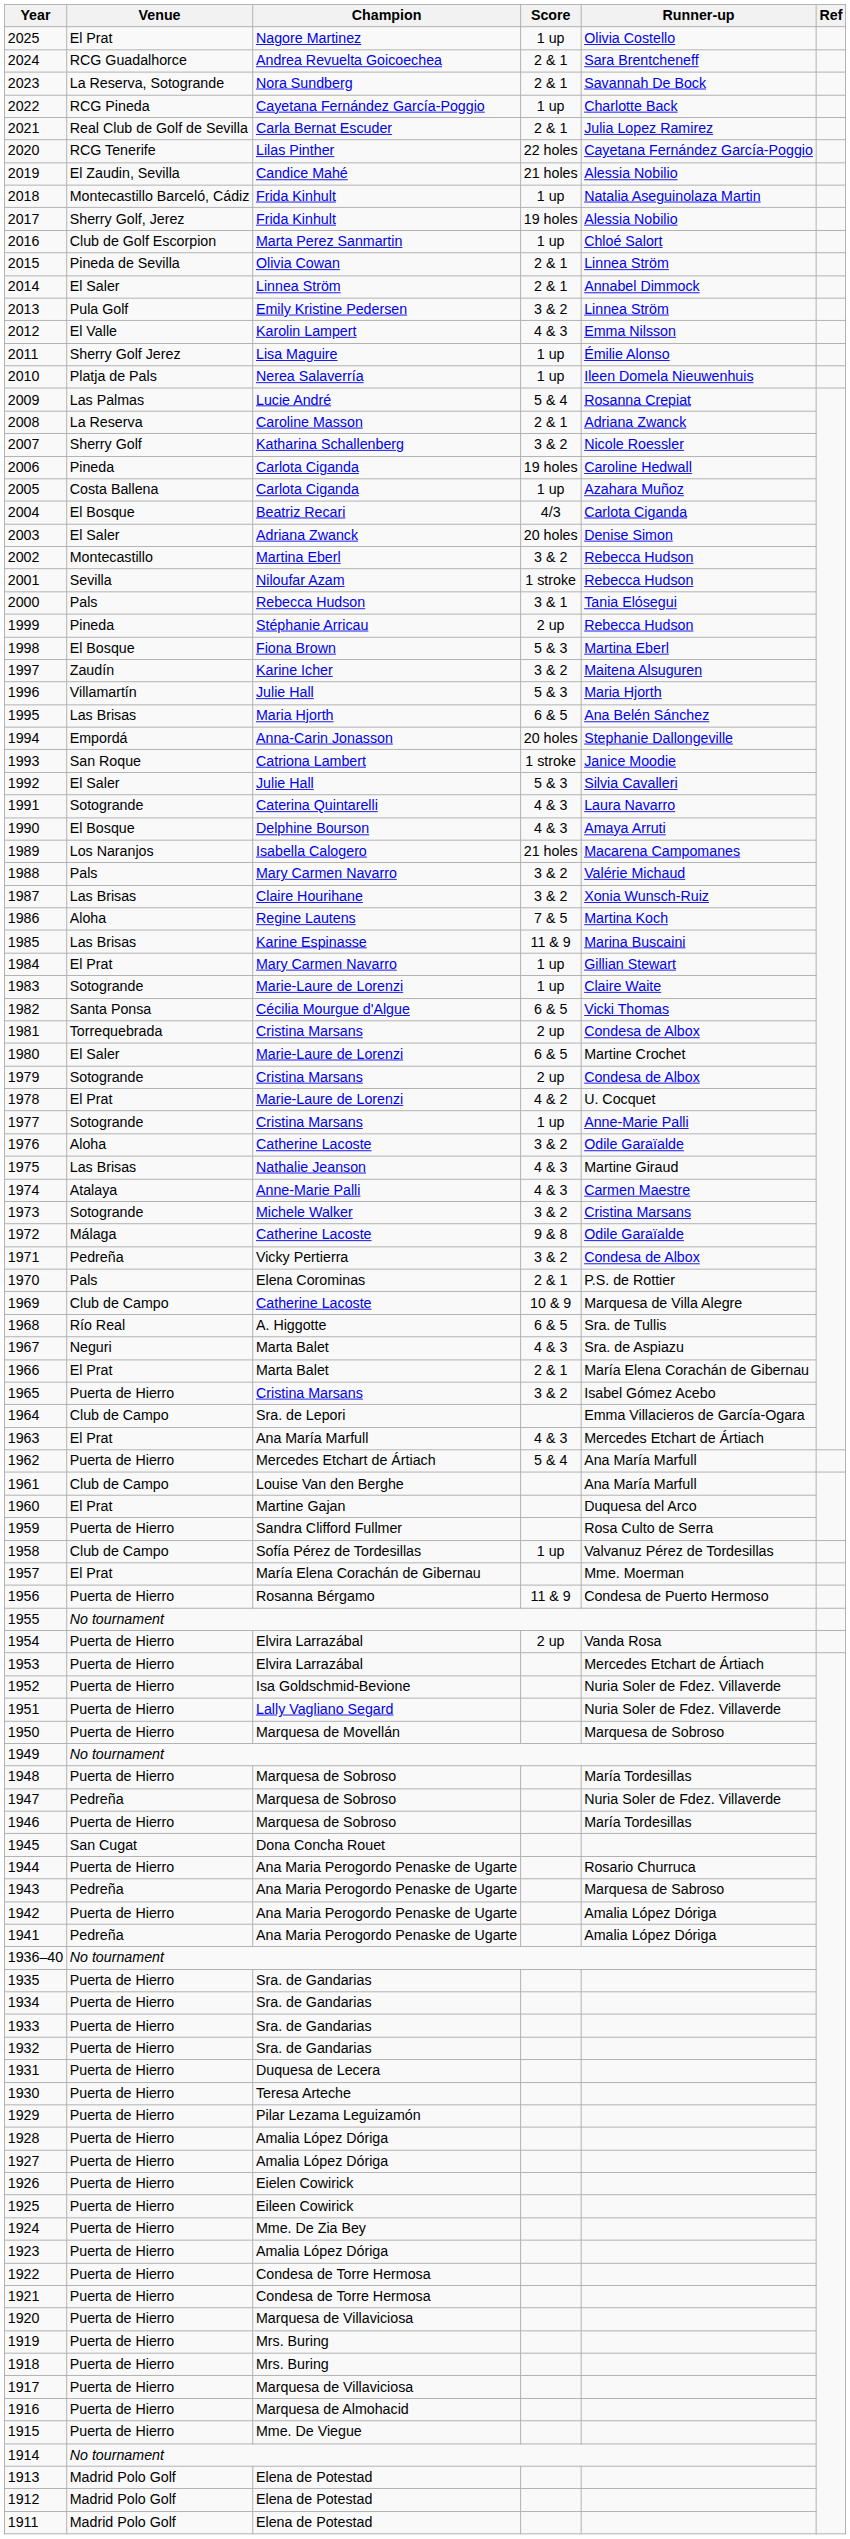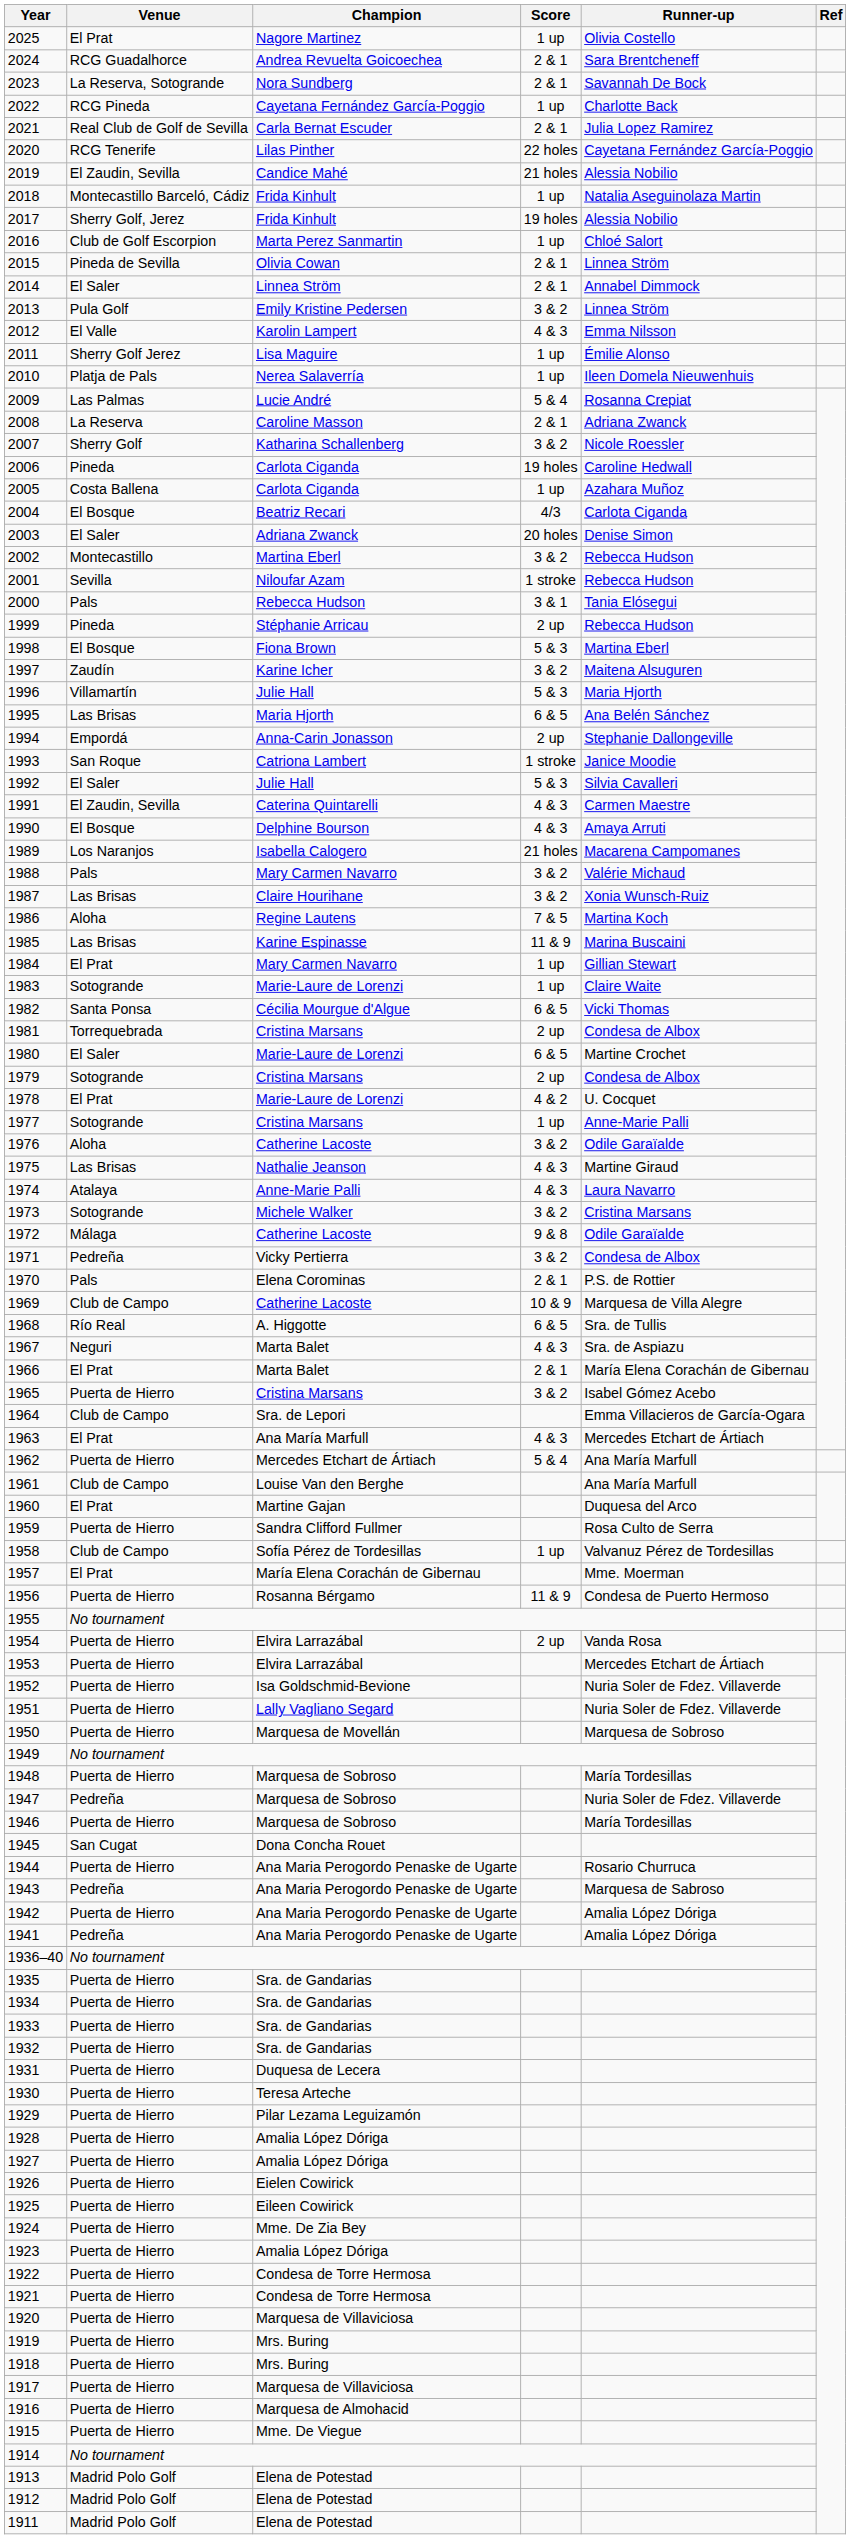(551, 738) 20 holes -> (551, 738) 2 up
(107, 806) Sotogrande -> (125, 806) El Zaudin, Sevilla
(630, 806) Laura Navarro -> (637, 806) Carmen Maestre
(637, 1190) Carmen Maestre -> (630, 1190) Laura Navarro
